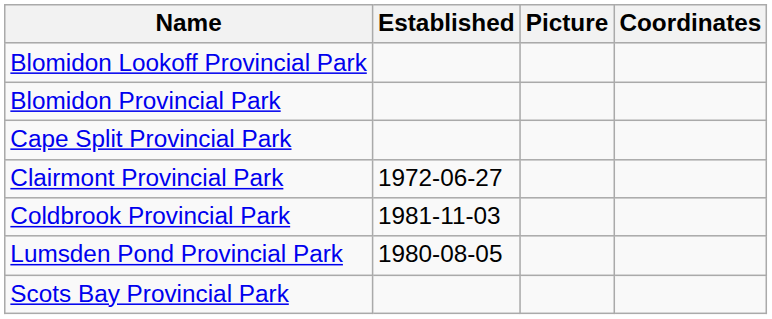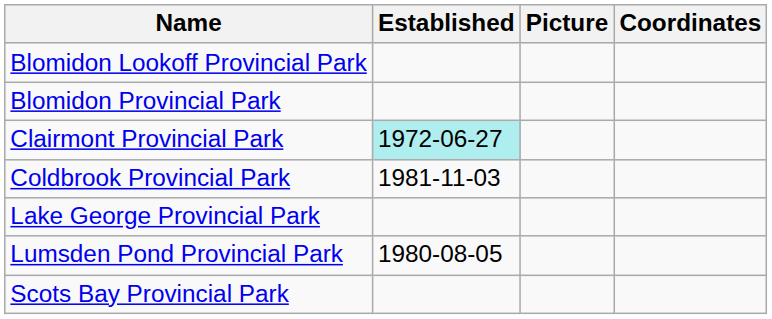- row: (151, 139)
(440, 178) no background -> (440, 139) paleturquoise background
+ row: (165, 216)
